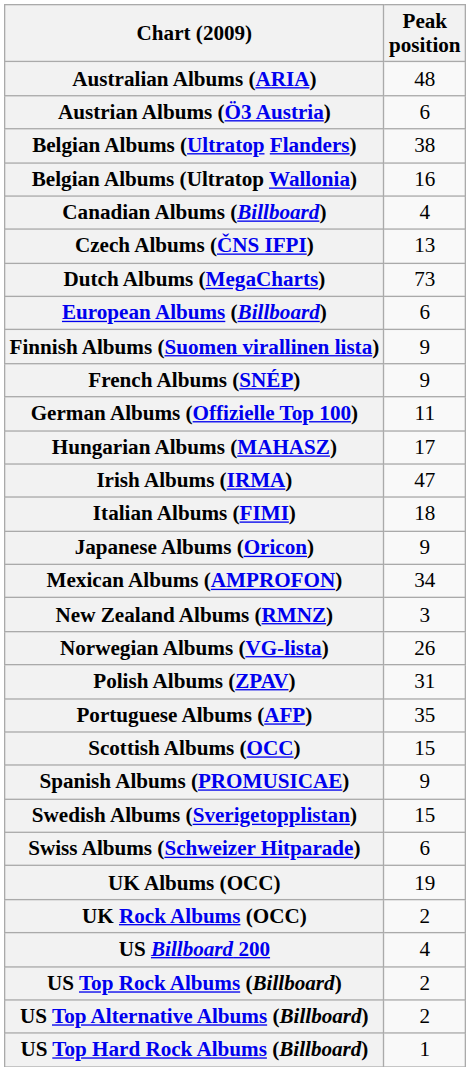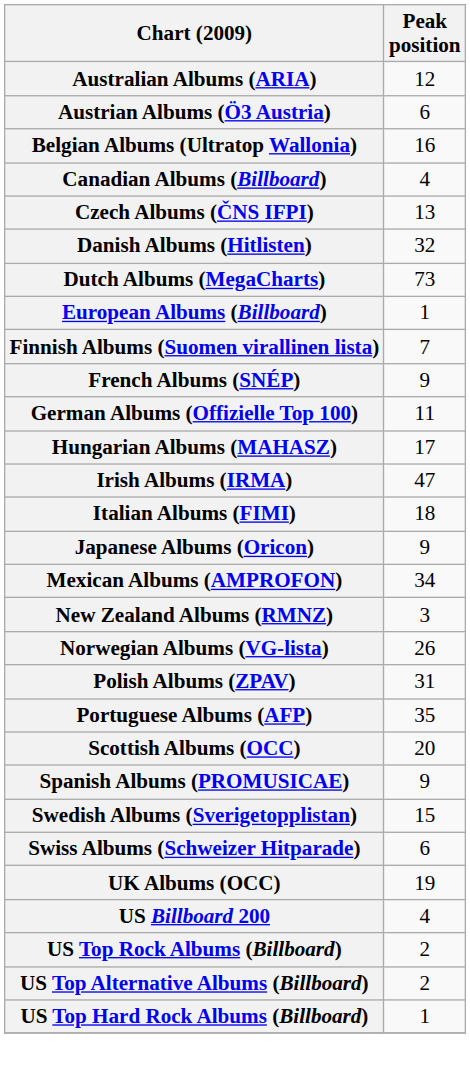(425, 78) 48 -> (425, 78) 12
- row: (194, 145)
+ row: (194, 245)
(425, 312) 6 -> (425, 312) 1
(425, 346) 9 -> (425, 346) 7
(425, 748) 15 -> (425, 748) 20
- row: (194, 915)
